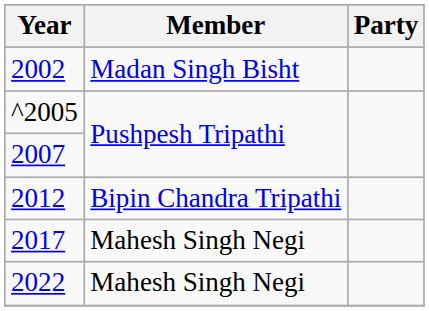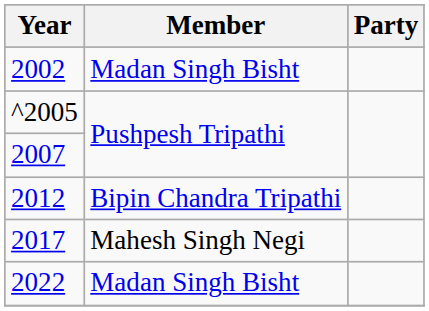(198, 283) Mahesh Singh Negi -> (195, 283) Madan Singh Bisht
